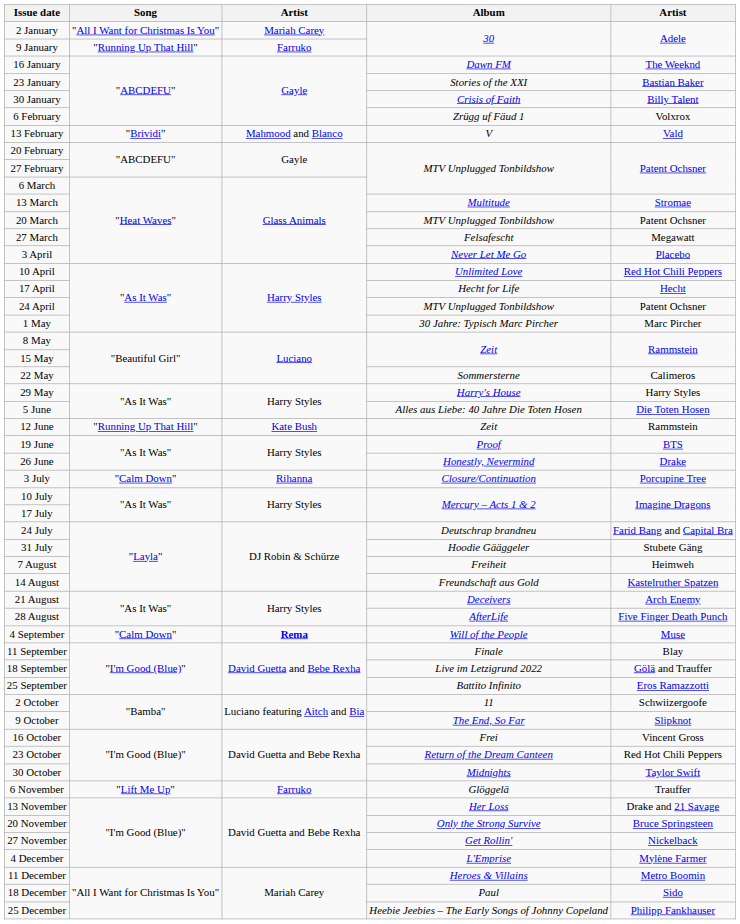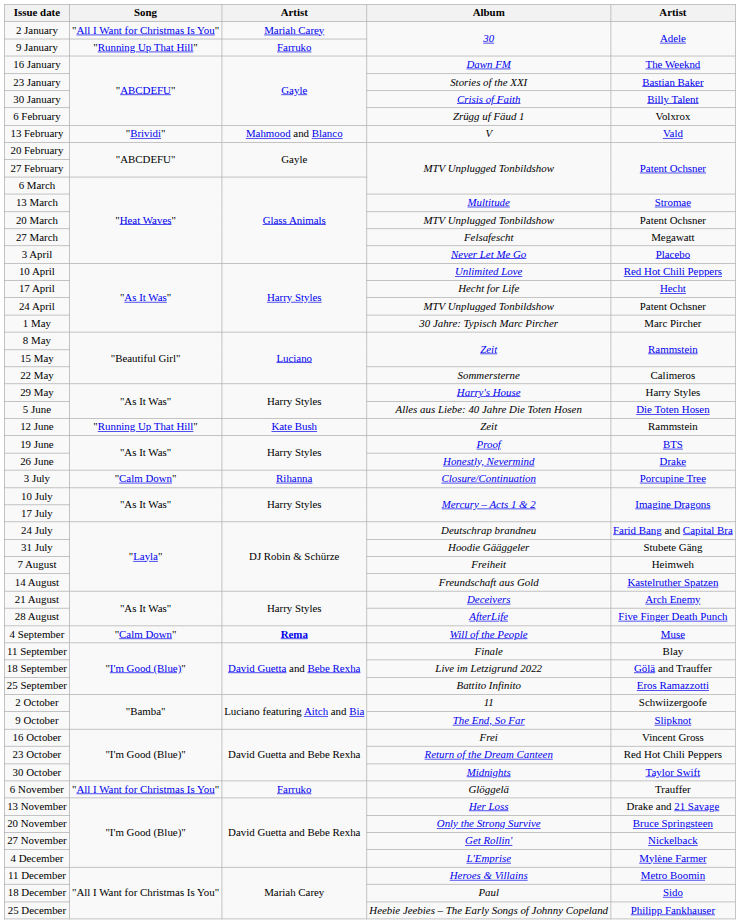(146, 789) "Lift Me Up" -> (146, 789) "All I Want for Christmas Is You"
